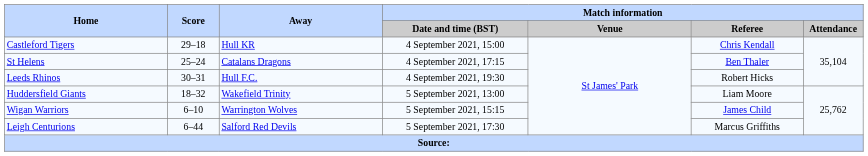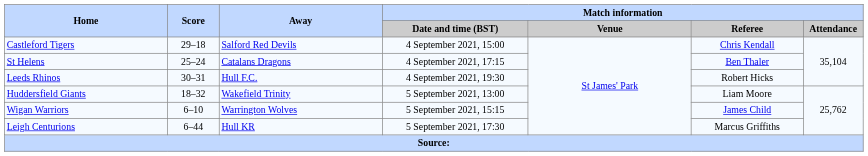(238, 45) Hull KR -> (259, 45) Salford Red Devils
(259, 126) Salford Red Devils -> (238, 126) Hull KR
